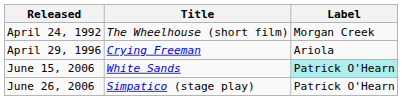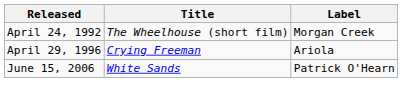(344, 68) paleturquoise background -> (344, 68) no background
- row: (51, 86)
